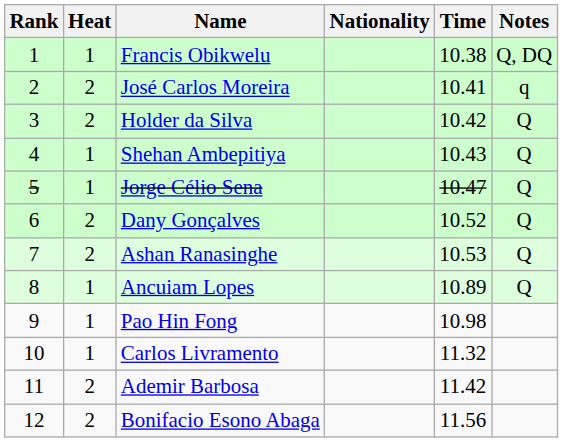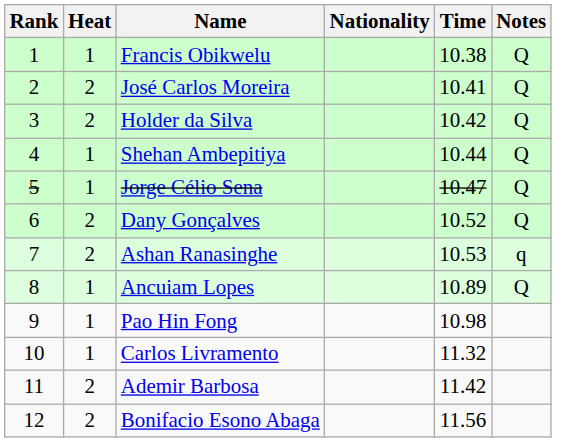(524, 54) Q, DQ -> (521, 54) Q
(524, 87) q -> (521, 87) Q
(463, 154) 10.43 -> (463, 154) 10.44
(524, 253) Q -> (521, 253) q
